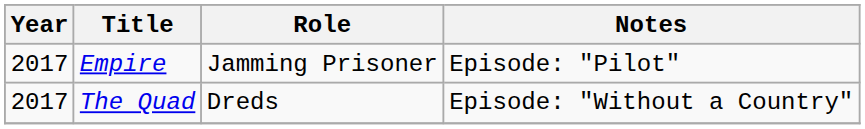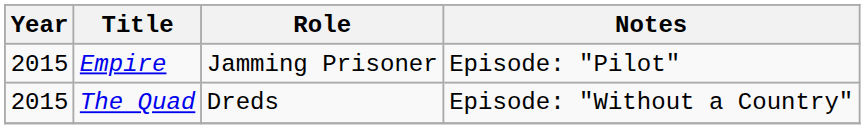(40, 64) 2017 -> (40, 64) 2015
(40, 103) 2017 -> (40, 103) 2015
